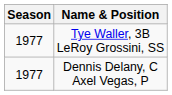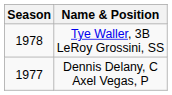(29, 41) 1977 -> (29, 41) 1978
